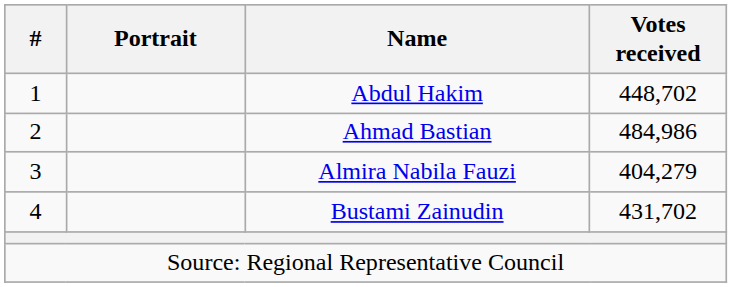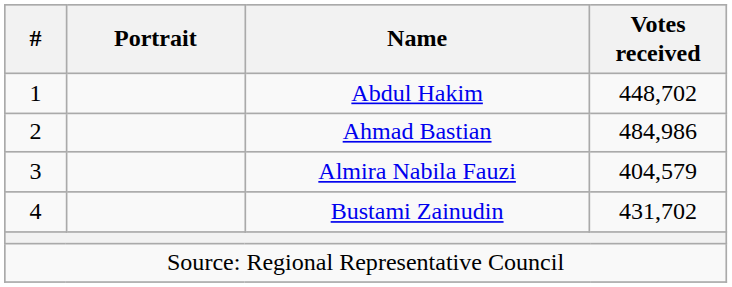(658, 172) 404,279 -> (658, 172) 404,579
